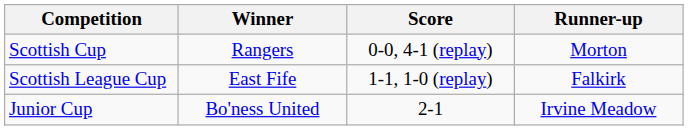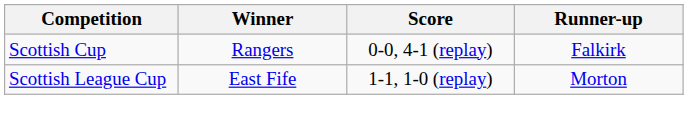(598, 49) Morton -> (598, 49) Falkirk
(598, 79) Falkirk -> (598, 79) Morton
- row: (51, 109)
